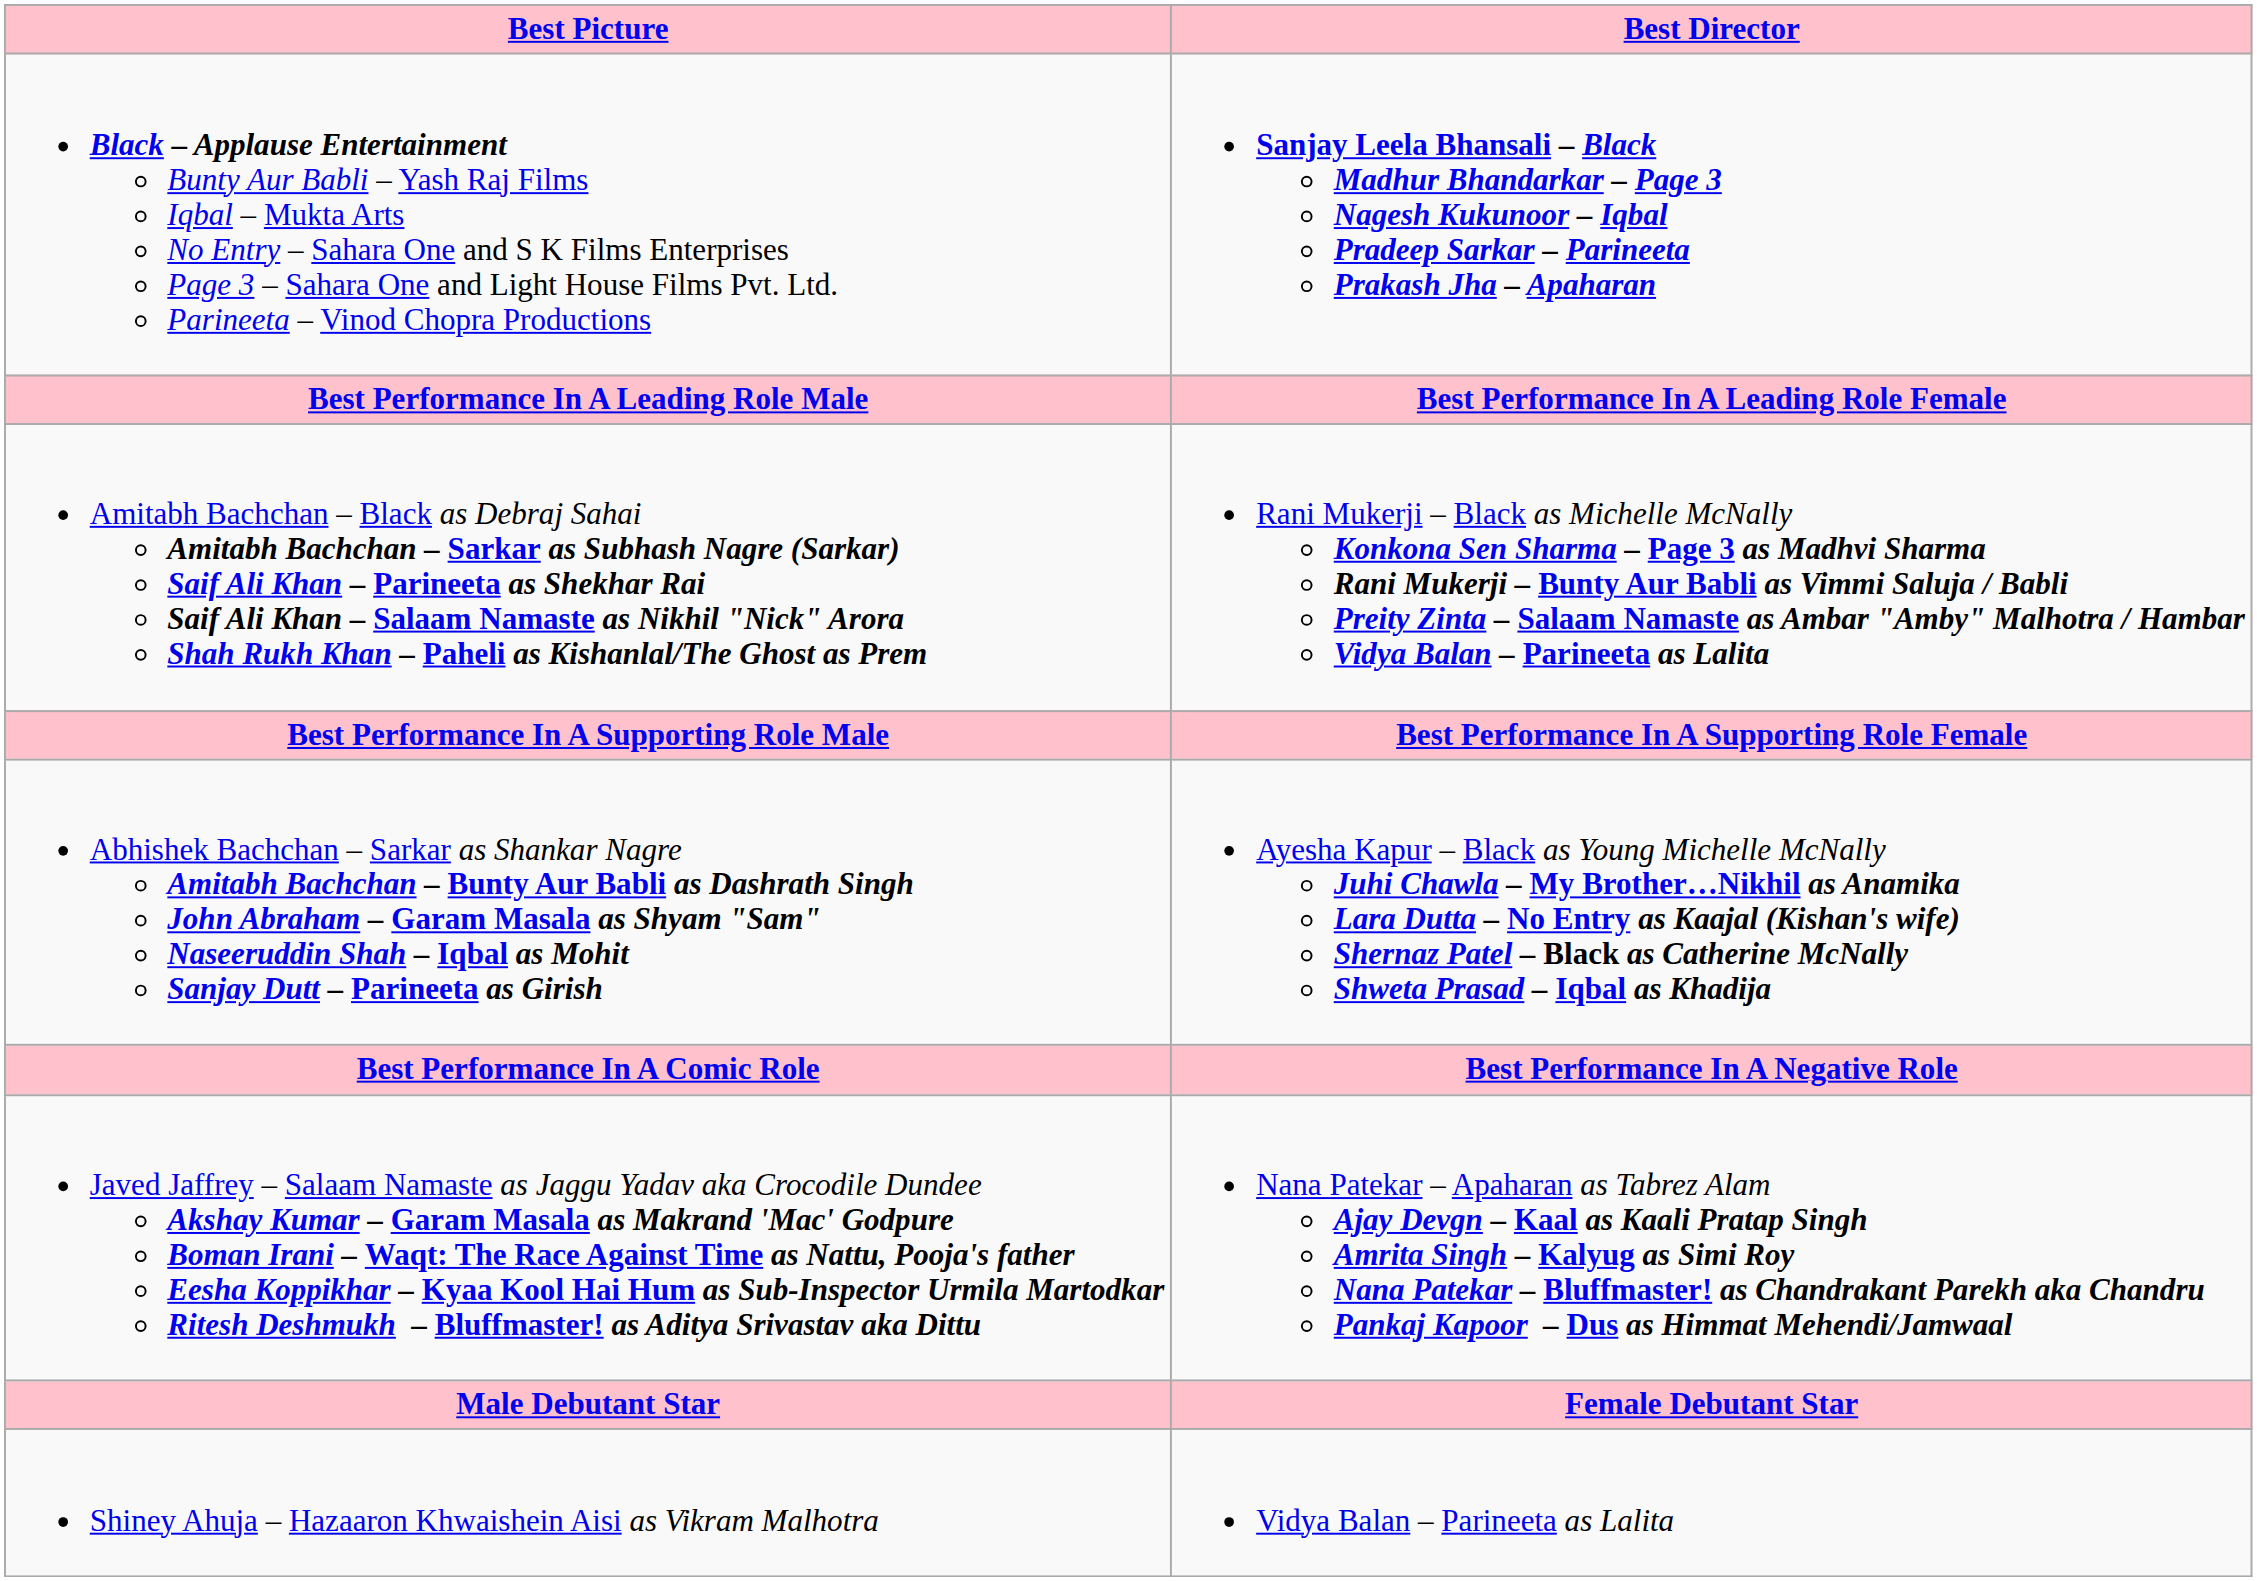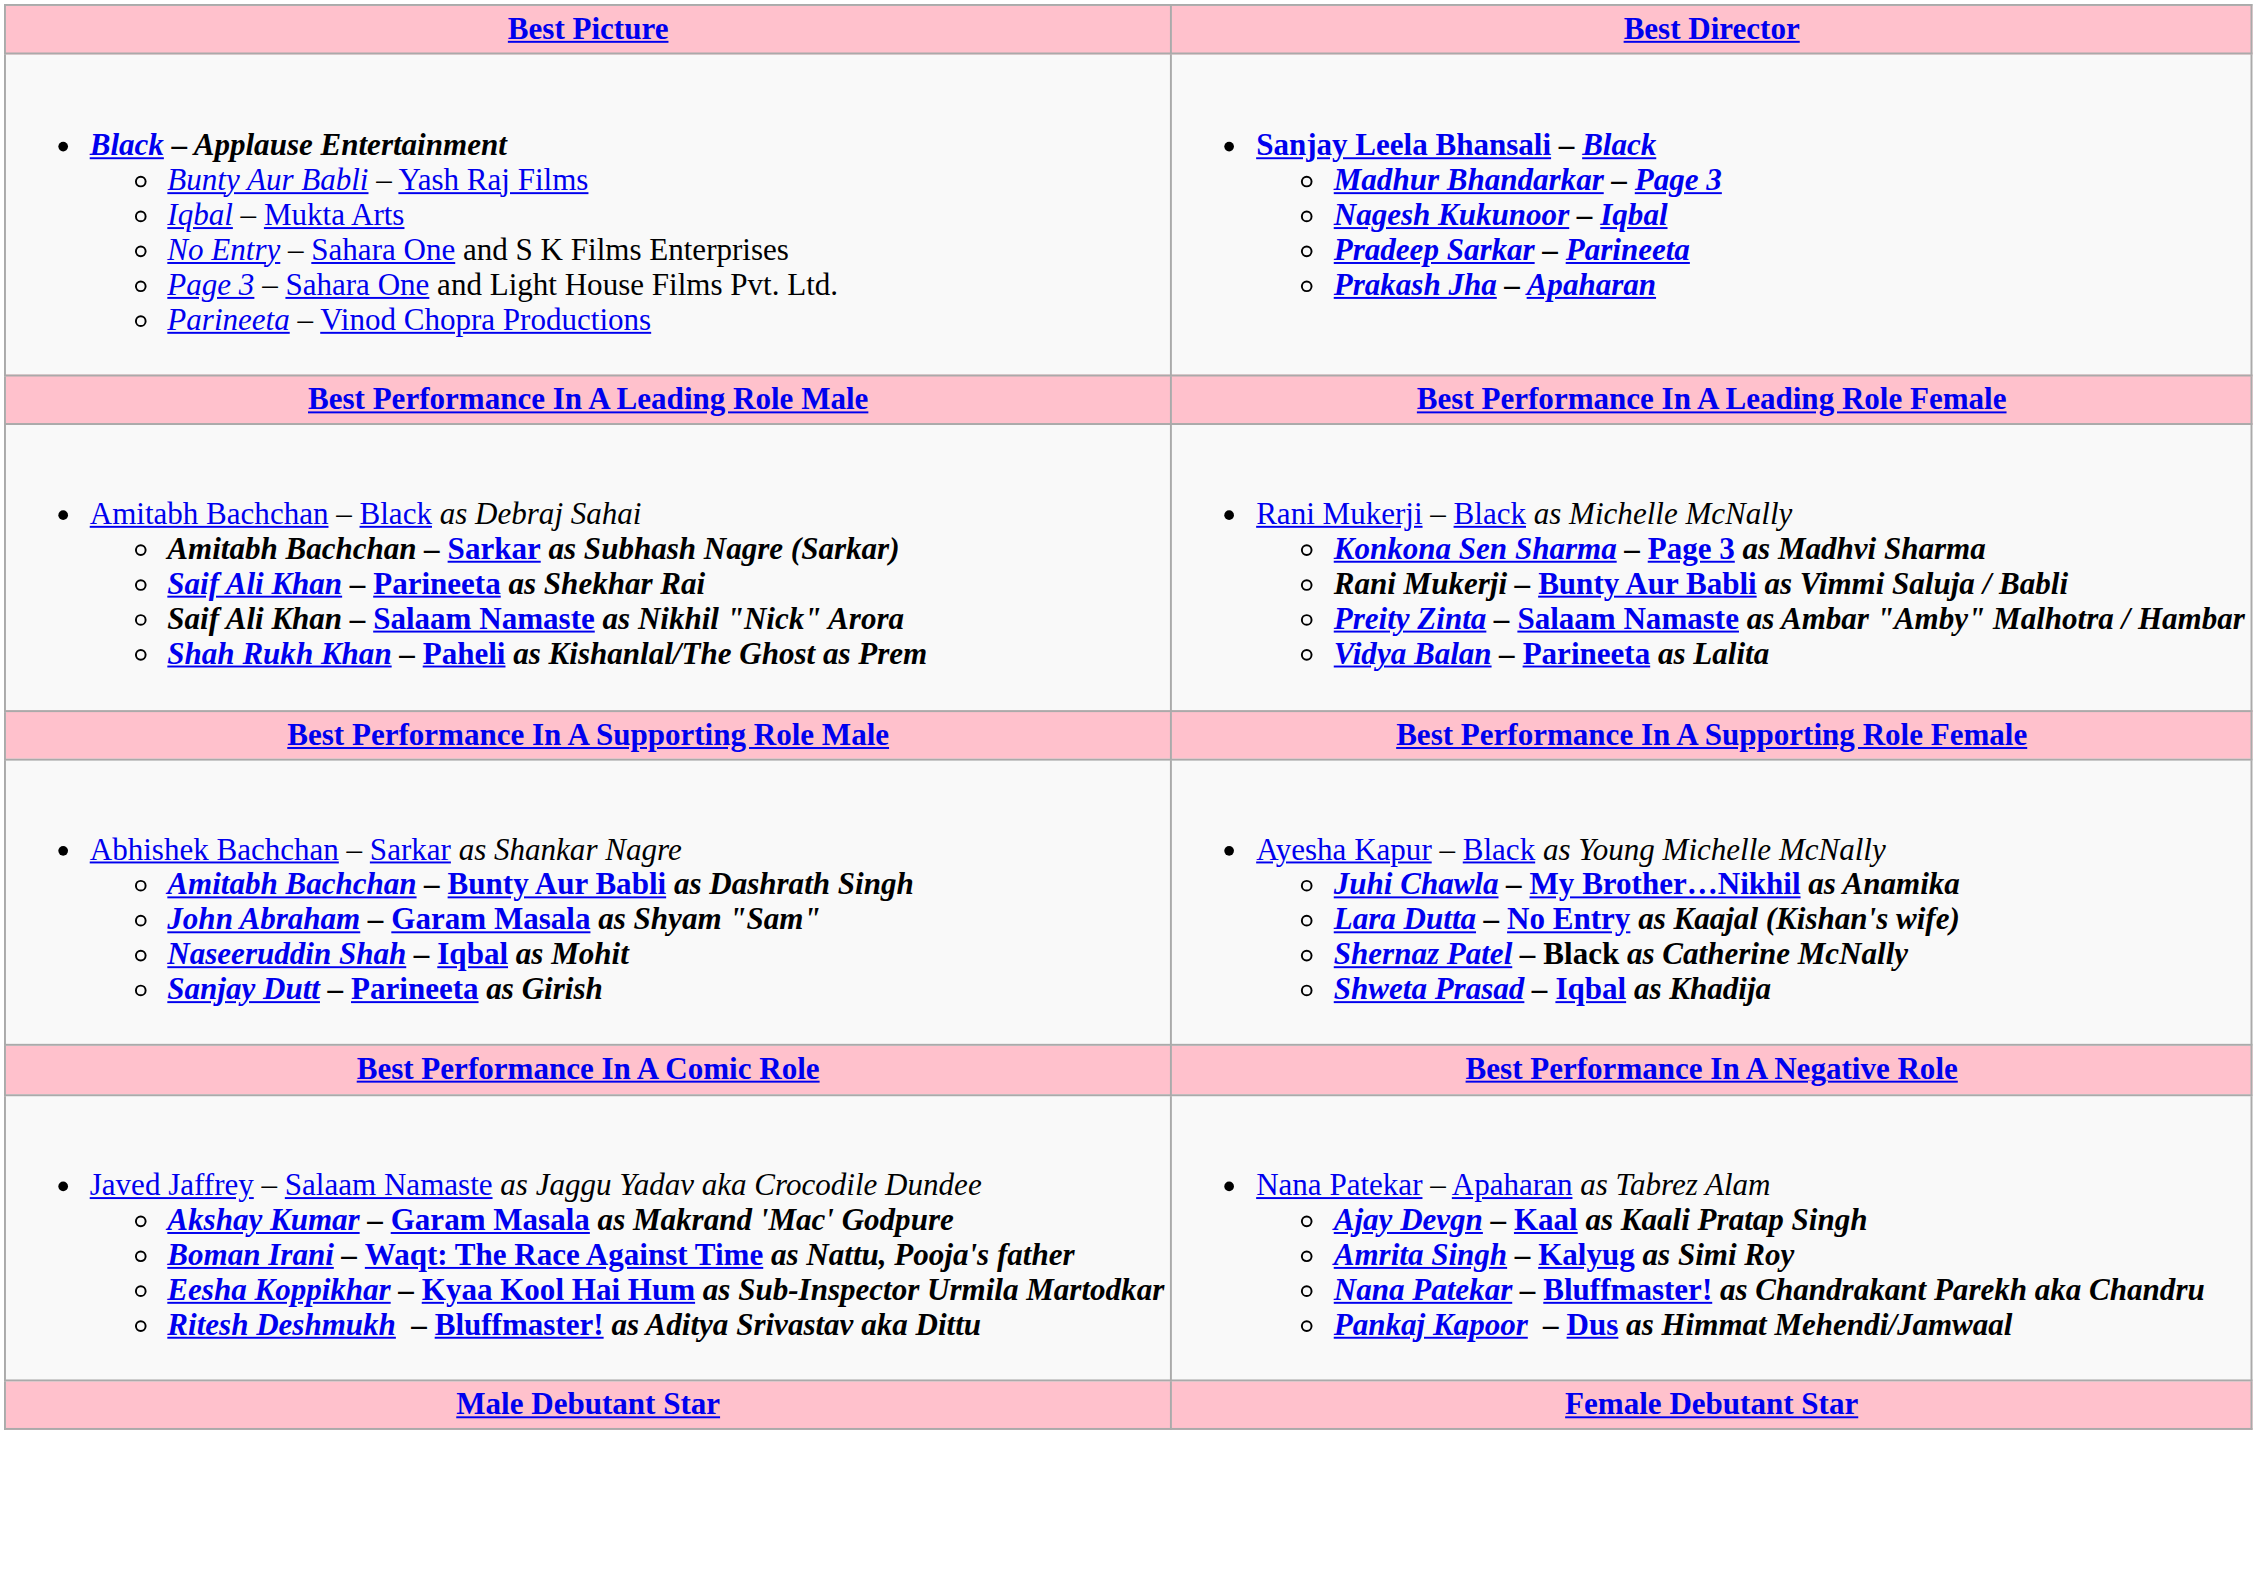- row: (588, 1520)
